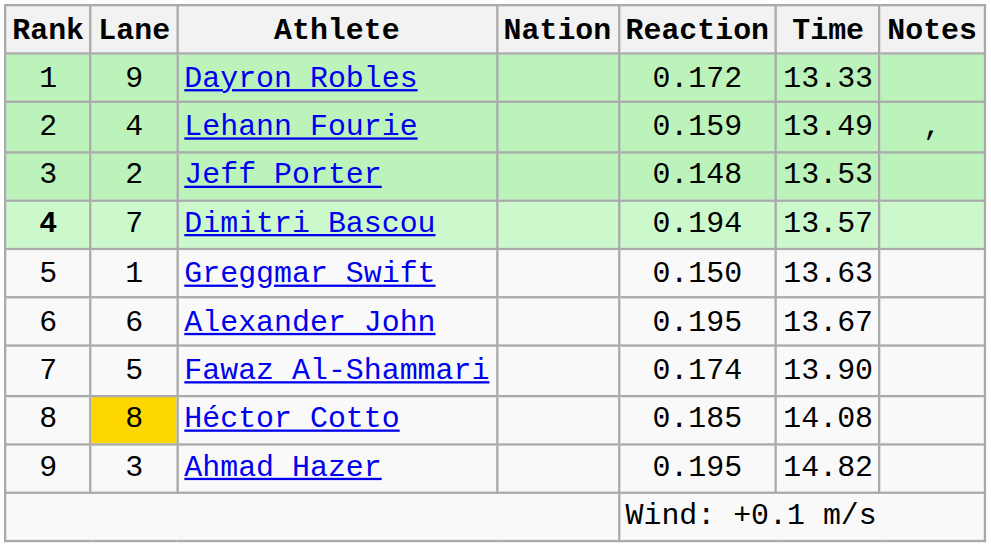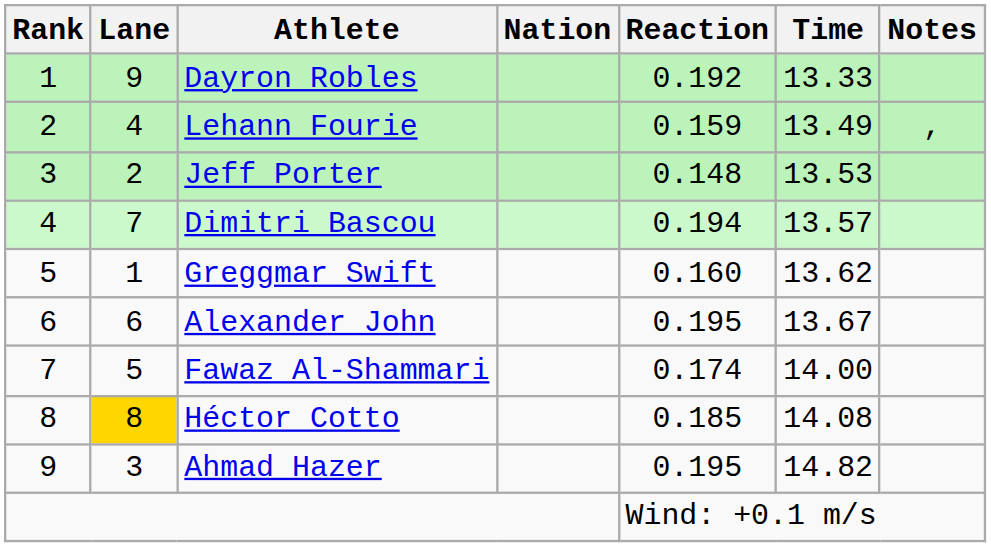(697, 78) 0.172 -> (697, 78) 0.192
(48, 224) bold -> (48, 224) normal
(697, 273) 0.150 -> (697, 273) 0.160
(828, 273) 13.63 -> (828, 273) 13.62
(828, 371) 13.90 -> (828, 371) 14.00
